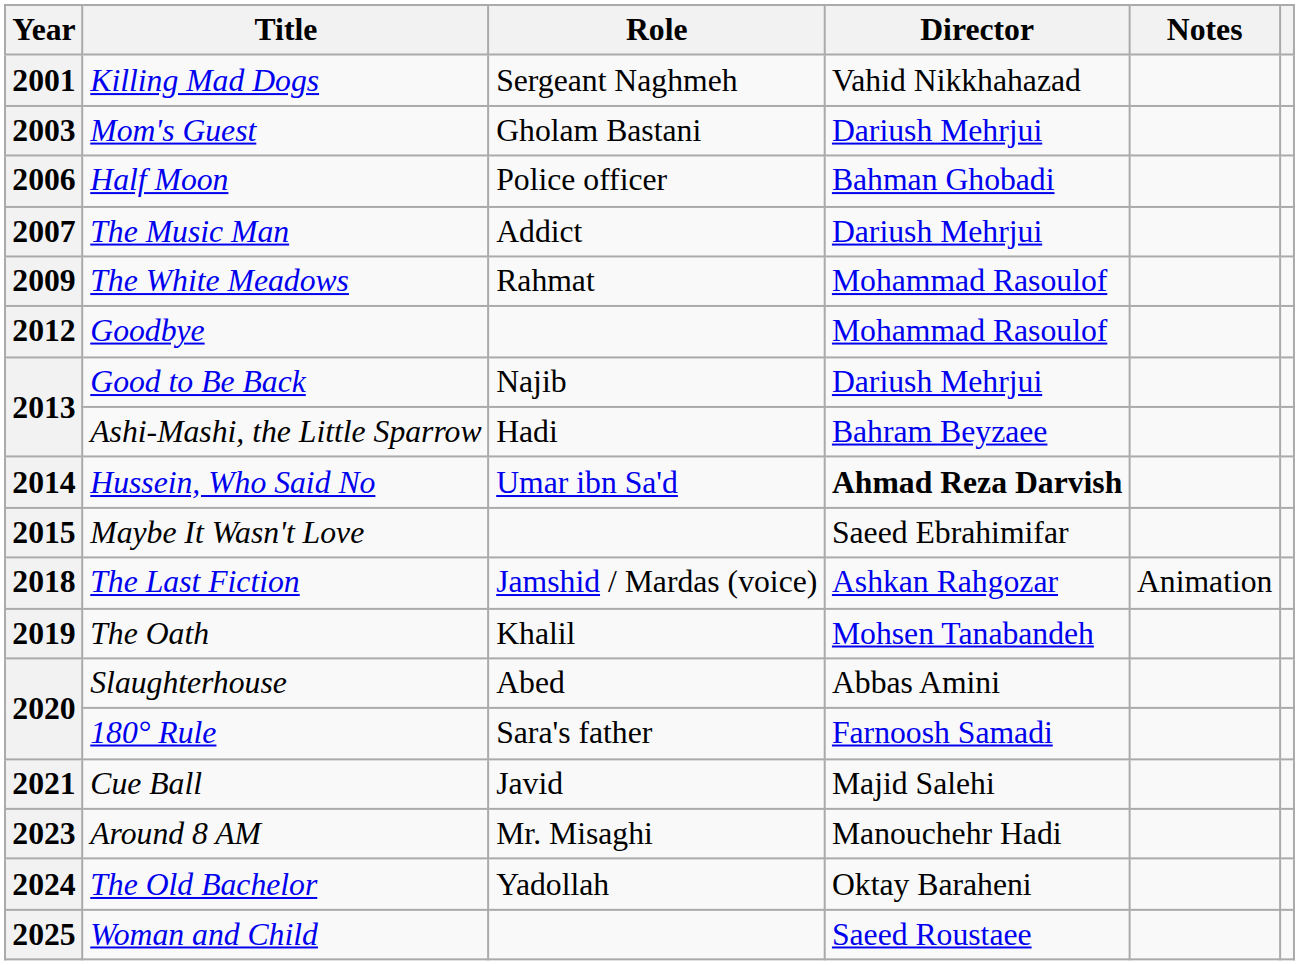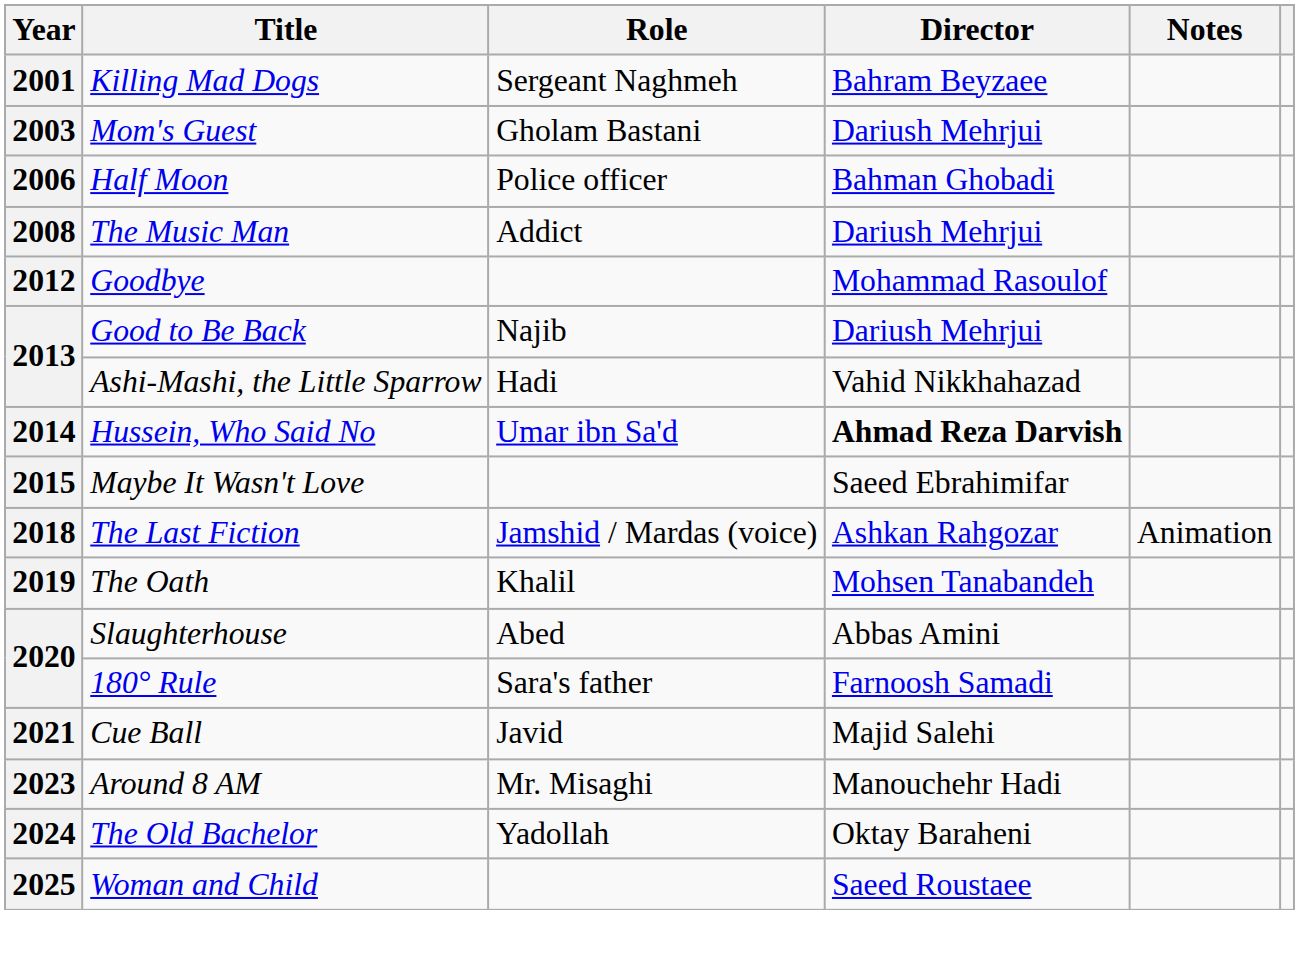(956, 79) Vahid Nikkhahazad -> (940, 79) Bahram Beyzaee
(44, 230) 2007 -> (44, 230) 2008
- row: (220, 280)
(940, 431) Bahram Beyzaee -> (956, 381) Vahid Nikkhahazad
